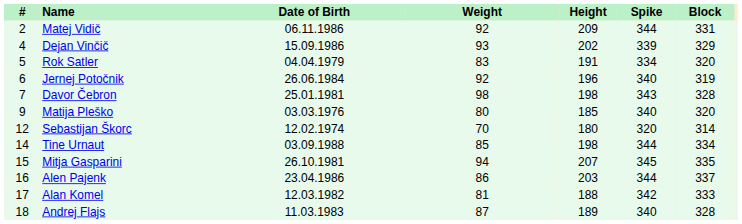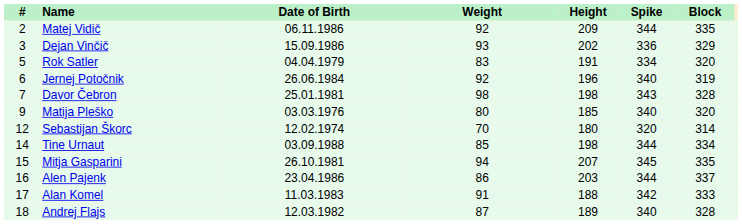(705, 29) 331 -> (705, 29) 335
(22, 46) 4 -> (22, 46) 3
(647, 46) 339 -> (647, 46) 336
(314, 195) 12.03.1982 -> (314, 195) 11.03.1983
(482, 195) 81 -> (482, 195) 91
(314, 212) 11.03.1983 -> (314, 212) 12.03.1982
